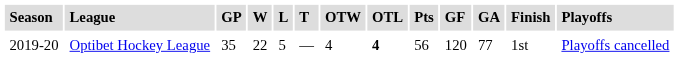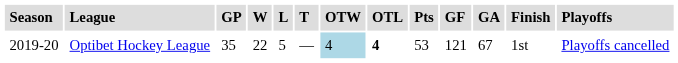(329, 45) no background -> (329, 45) lightblue background
(422, 45) 56 -> (422, 45) 53
(456, 45) 120 -> (456, 45) 121
(485, 45) 77 -> (485, 45) 67
